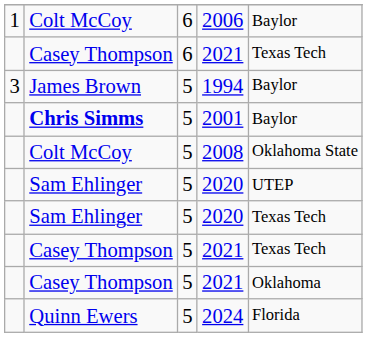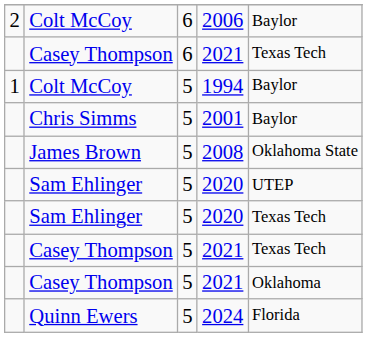(15, 20) 1 -> (15, 20) 2
(15, 86) 3 -> (15, 86) 1
(85, 86) James Brown -> (81, 86) Colt McCoy
(86, 119) bold -> (83, 119) normal
(81, 151) Colt McCoy -> (85, 151) James Brown
